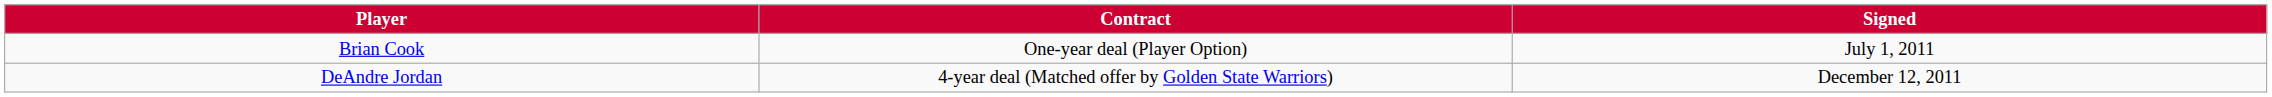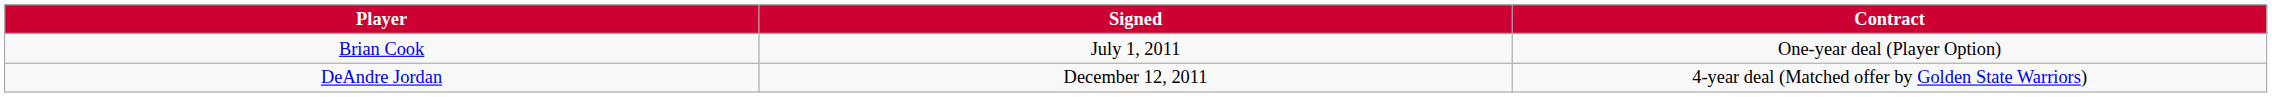columns swapped: (1890, 19) <-> (1136, 19)
